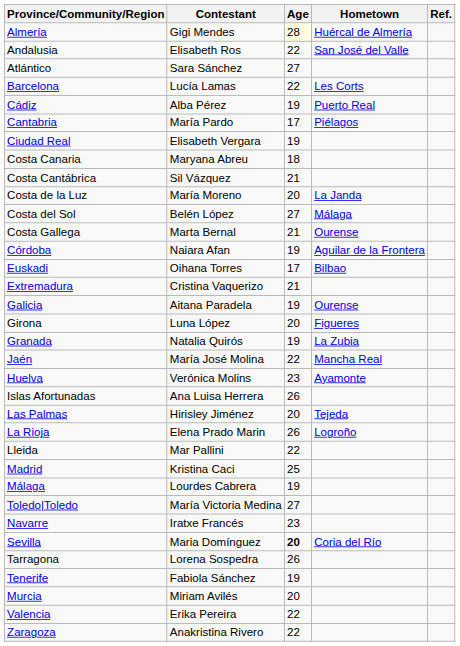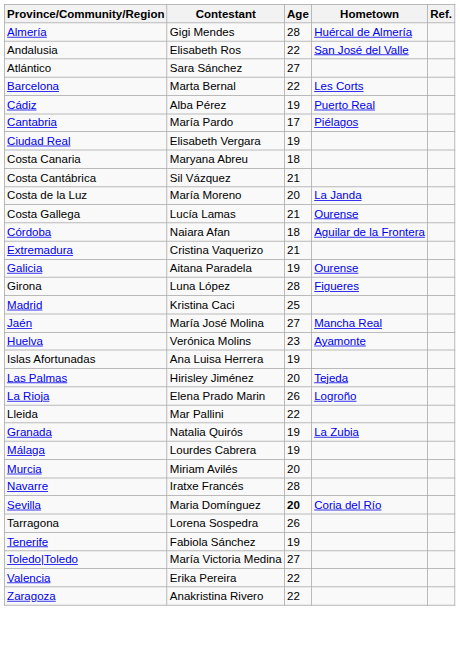(293, 32) lightyellow background -> (293, 32) no background
(203, 87) Lucía Lamas -> (203, 87) Marta Bernal
- row: (41, 214)
(203, 232) Marta Bernal -> (203, 214) Lucía Lamas
(293, 250) 19 -> (293, 232) 18
- row: (28, 269)
(293, 323) 20 -> (293, 287) 28
rows swapped: (30, 341) <-> (25, 469)
(293, 360) 22 -> (293, 323) 27
(293, 396) 26 -> (293, 360) 19
rows swapped: (24, 596) <-> (43, 505)
(293, 523) 23 -> (293, 487) 28
